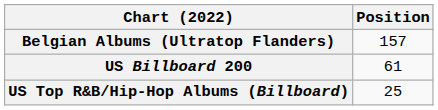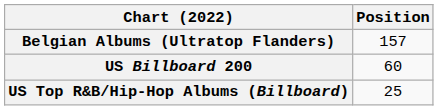(393, 67) 61 -> (393, 67) 60
